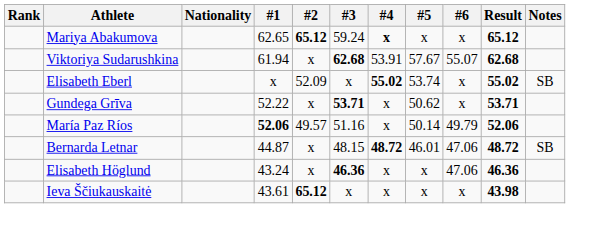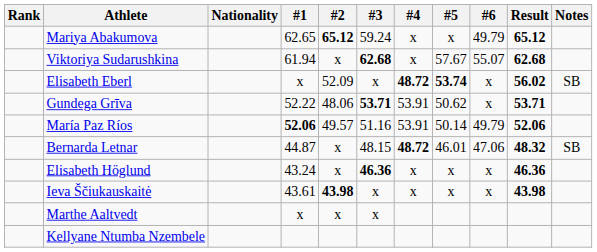(387, 37) bold -> (413, 37) normal
(462, 37) x -> (489, 37) 49.79
(387, 59) 53.91 -> (413, 59) x
(387, 81) 55.02 -> (413, 81) 48.72
(424, 81) normal -> (451, 81) bold
(503, 81) 55.02 -> (530, 81) 56.02
(311, 103) x -> (338, 103) 48.06
(387, 103) x -> (413, 103) 53.91
(387, 125) x -> (413, 125) 53.91
(503, 147) 48.72 -> (530, 147) 48.32
(462, 170) 47.06 -> (489, 170) x
(311, 192) 65.12 -> (338, 192) 43.98
+ row: (92, 214)
+ row: (126, 236)
